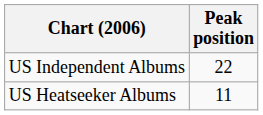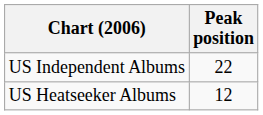(224, 95) 11 -> (224, 95) 12
